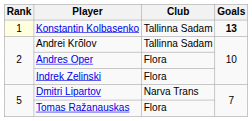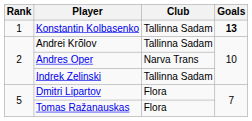(19, 28) lightyellow background -> (19, 28) no background
(155, 60) Flora -> (171, 60) Narva Trans
(155, 76) Flora -> (178, 76) Tallinna Sadam
(171, 92) Narva Trans -> (155, 92) Flora
